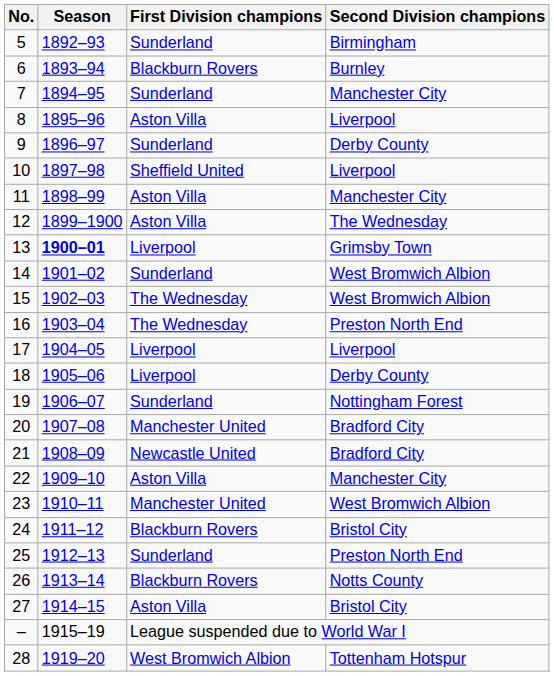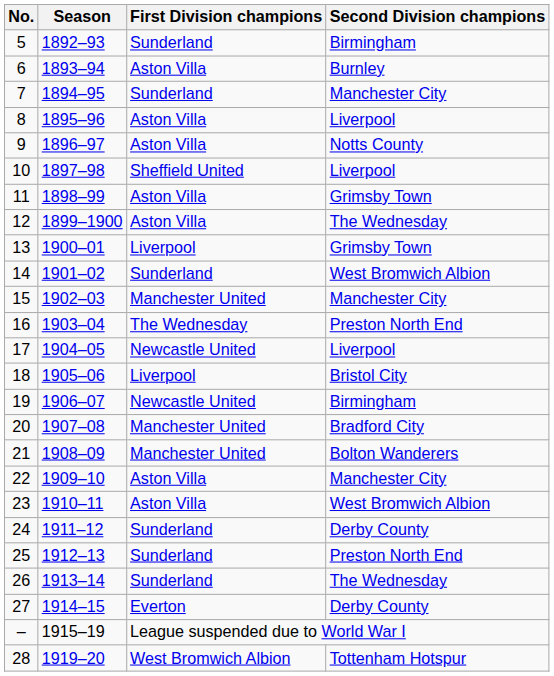(194, 68) Blackburn Rovers -> (168, 68) Aston Villa
(171, 145) Sunderland -> (168, 145) Aston Villa
(379, 145) Derby County -> (376, 145) Notts County
(388, 196) Manchester City -> (381, 196) Grimsby Town
(73, 247) bold -> (73, 247) normal
(189, 299) The Wednesday -> (198, 299) Manchester United
(410, 299) West Bromwich Albion -> (388, 299) Manchester City
(163, 350) Liverpool -> (193, 350) Newcastle United
(379, 376) Derby County -> (368, 376) Bristol City
(171, 401) Sunderland -> (193, 401) Newcastle United
(396, 401) Nottingham Forest -> (373, 401) Birmingham
(193, 453) Newcastle United -> (198, 453) Manchester United
(377, 453) Bradford City -> (394, 453) Bolton Wanderers
(198, 504) Manchester United -> (168, 504) Aston Villa
(194, 529) Blackburn Rovers -> (171, 529) Sunderland
(368, 529) Bristol City -> (379, 529) Derby County
(194, 581) Blackburn Rovers -> (171, 581) Sunderland
(376, 581) Notts County -> (388, 581) The Wednesday
(168, 606) Aston Villa -> (158, 606) Everton
(368, 606) Bristol City -> (379, 606) Derby County
